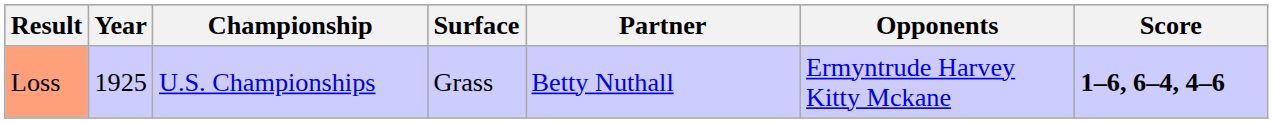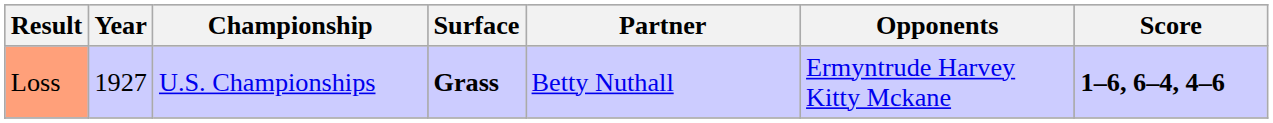(121, 81) 1925 -> (121, 81) 1927
(463, 81) normal -> (466, 81) bold
